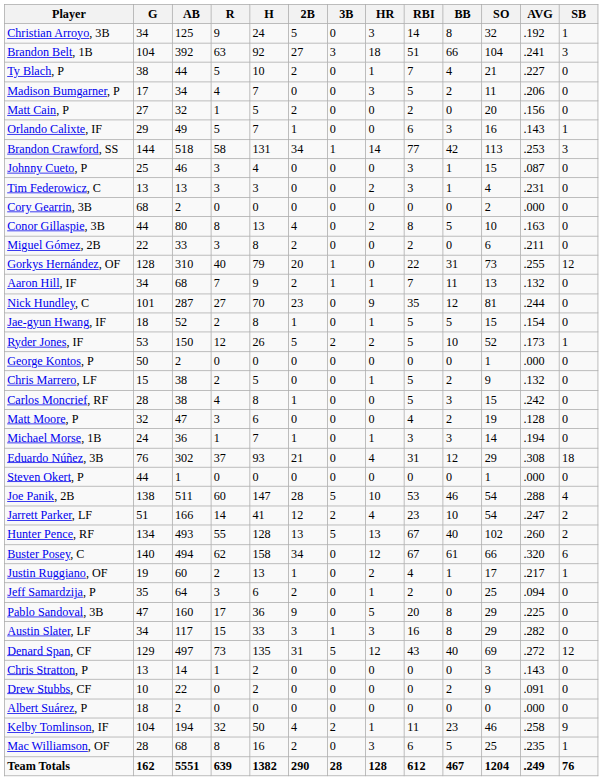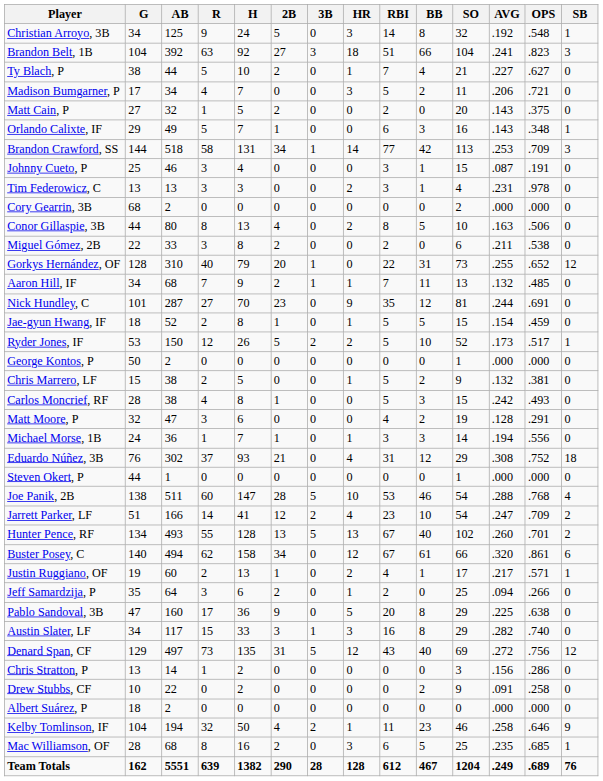+ column: (543, 14)
(534, 110) .156 -> (502, 110) .143
(534, 669) .143 -> (502, 669) .156
